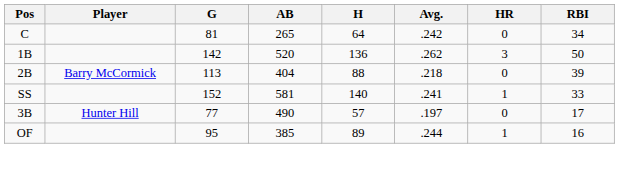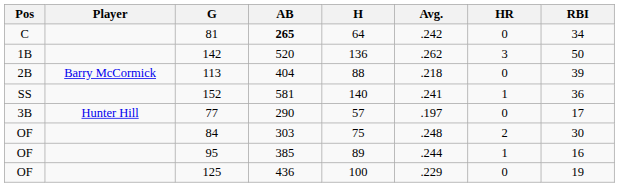(285, 34) normal -> (285, 34) bold
(578, 93) 33 -> (578, 93) 36
(285, 113) 490 -> (285, 113) 290
+ row: (212, 133)
+ row: (212, 172)
